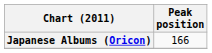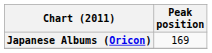(180, 40) 166 -> (180, 40) 169
